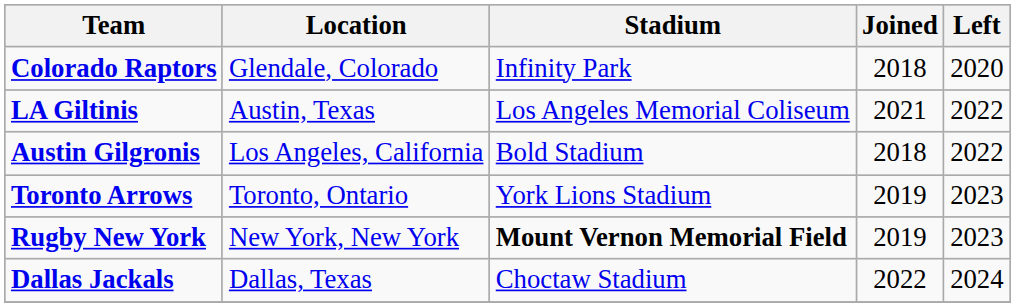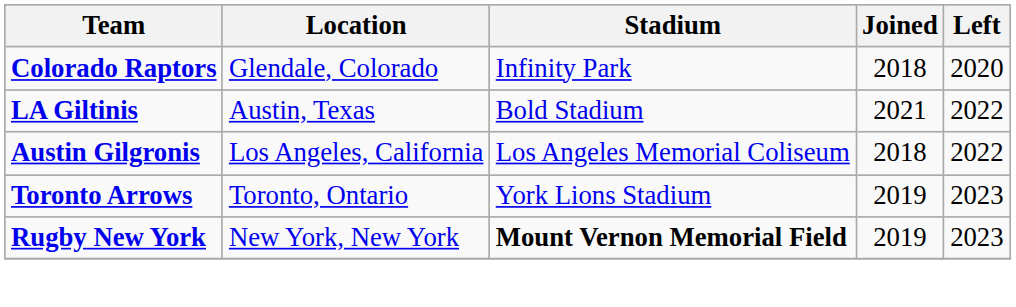(673, 110) Los Angeles Memorial Coliseum -> (570, 110) Bold Stadium
(570, 152) Bold Stadium -> (673, 152) Los Angeles Memorial Coliseum
- row: (92, 279)
